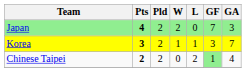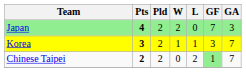(232, 59) 4 -> (232, 59) 7
